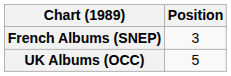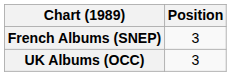(196, 60) 5 -> (196, 60) 3
